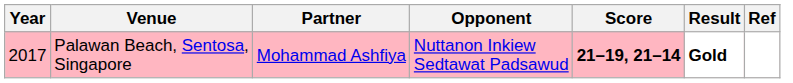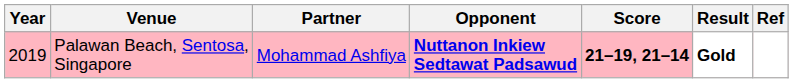(27, 55) 2017 -> (27, 55) 2019
(491, 55) normal -> (495, 55) bold
